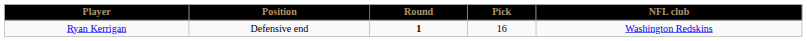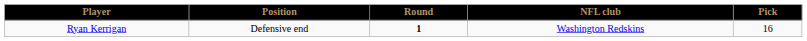columns swapped: (502, 12) <-> (669, 12)
